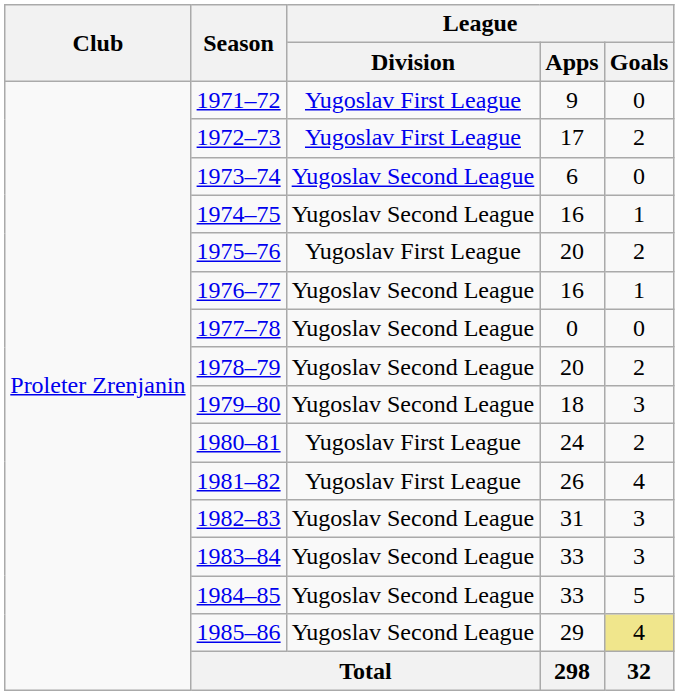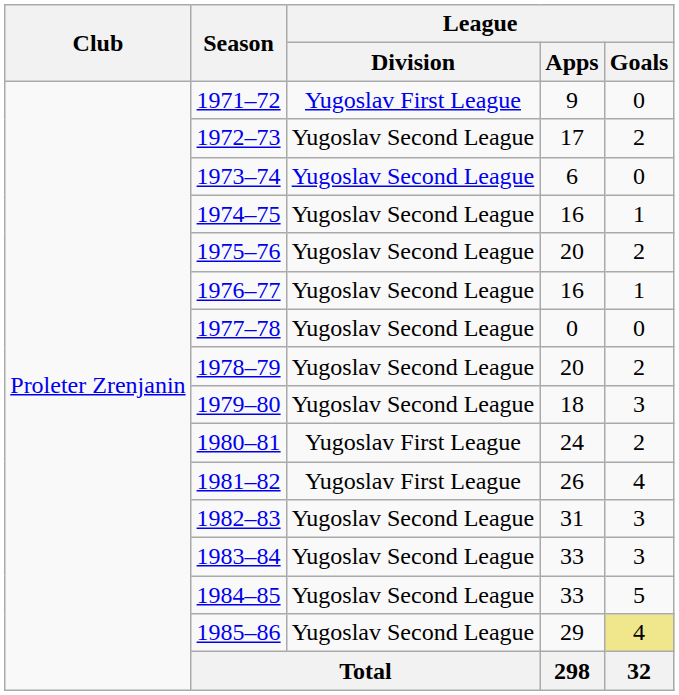(413, 137) Yugoslav First League -> (413, 137) Yugoslav Second League
(413, 251) Yugoslav First League -> (413, 251) Yugoslav Second League
